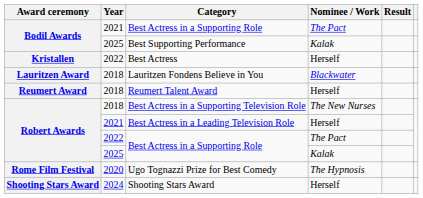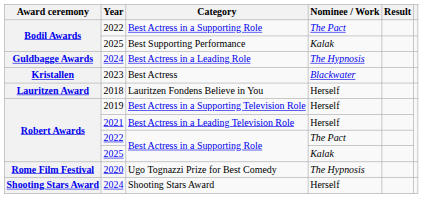(114, 28) 2021 -> (114, 28) 2022
+ row: (53, 59)
(114, 59) 2022 -> (114, 75) 2023
(325, 59) Herself -> (333, 75) Blackwater
(333, 75) Blackwater -> (325, 91) Herself
- row: (53, 91)
(114, 106) 2018 -> (114, 106) 2019
(343, 106) The New Nurses -> (325, 106) Herself
